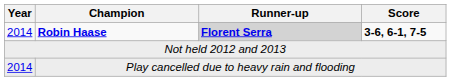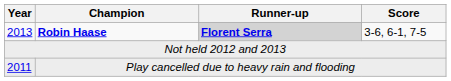(20, 32) 2014 -> (20, 32) 2013
(395, 32) bold -> (395, 32) normal
(20, 68) 2014 -> (19, 68) 2011
